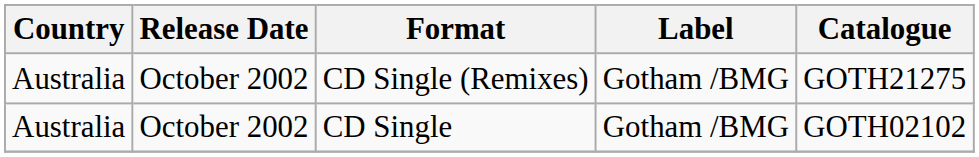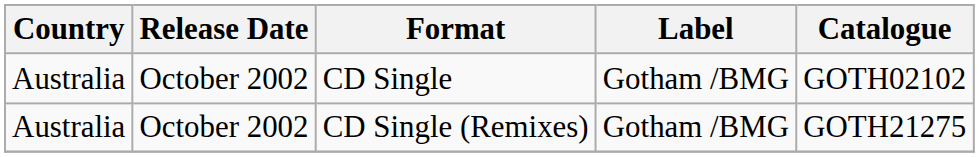rows swapped: (387, 126) <-> (456, 77)
